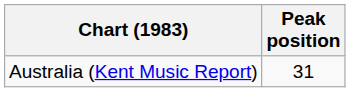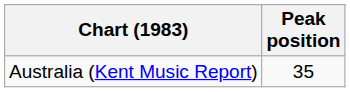(303, 71) 31 -> (303, 71) 35
